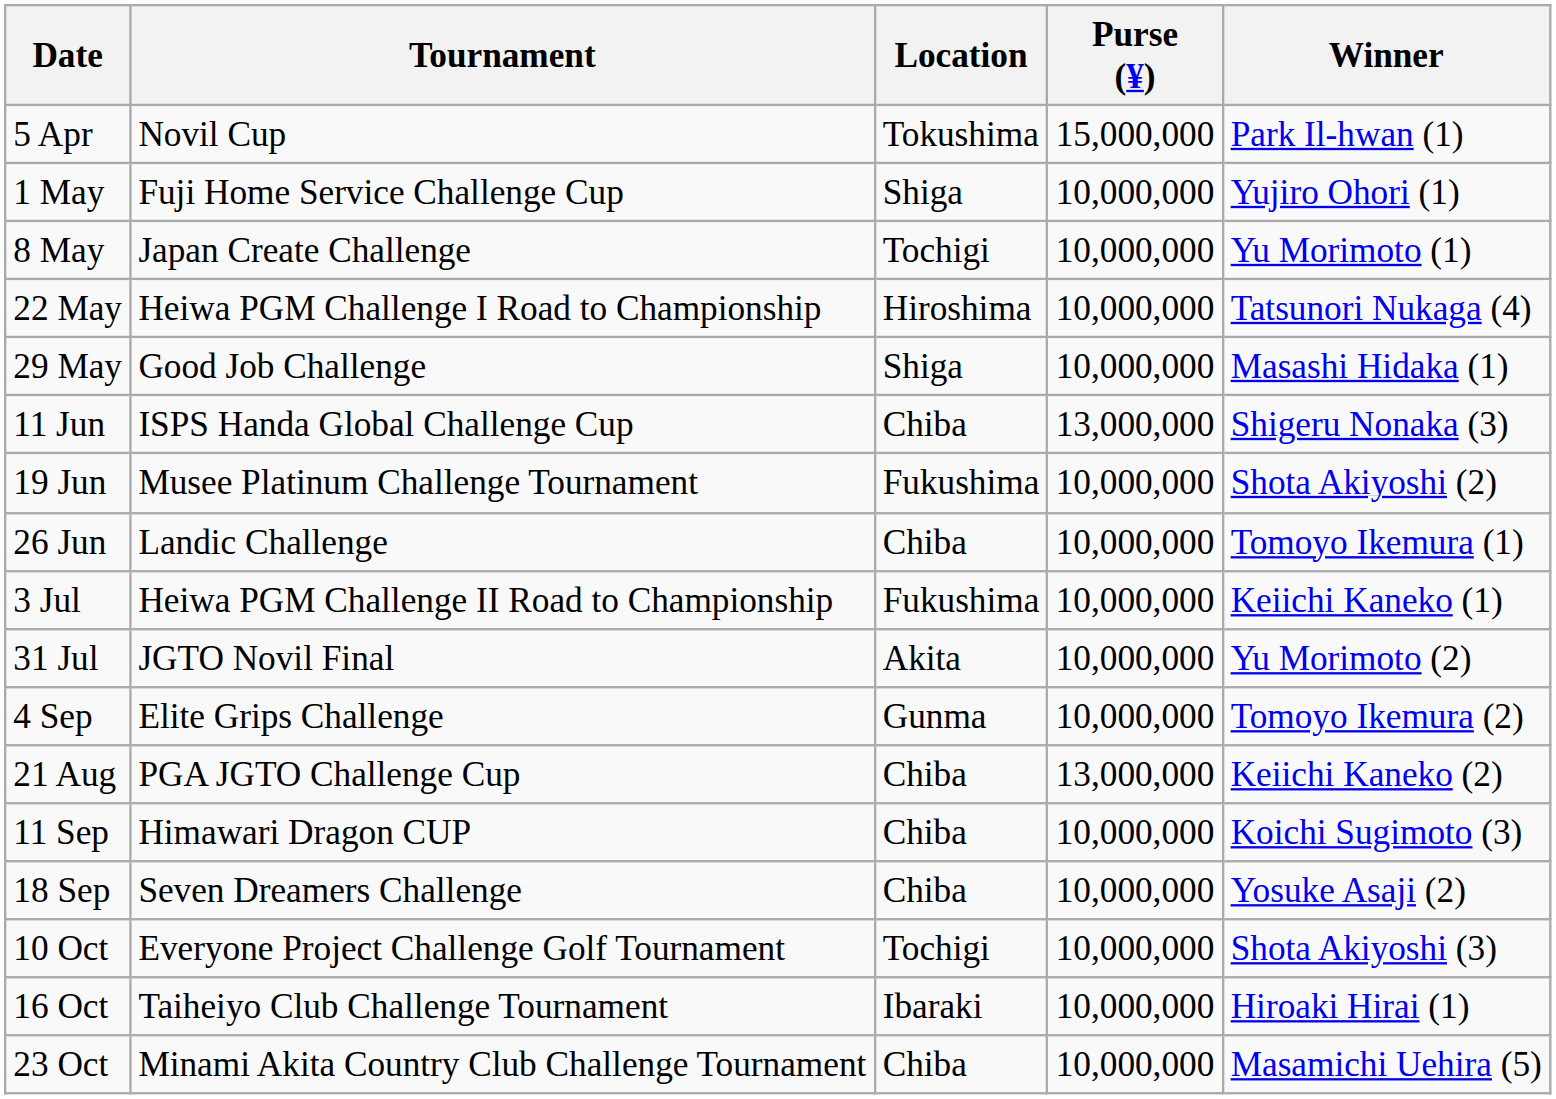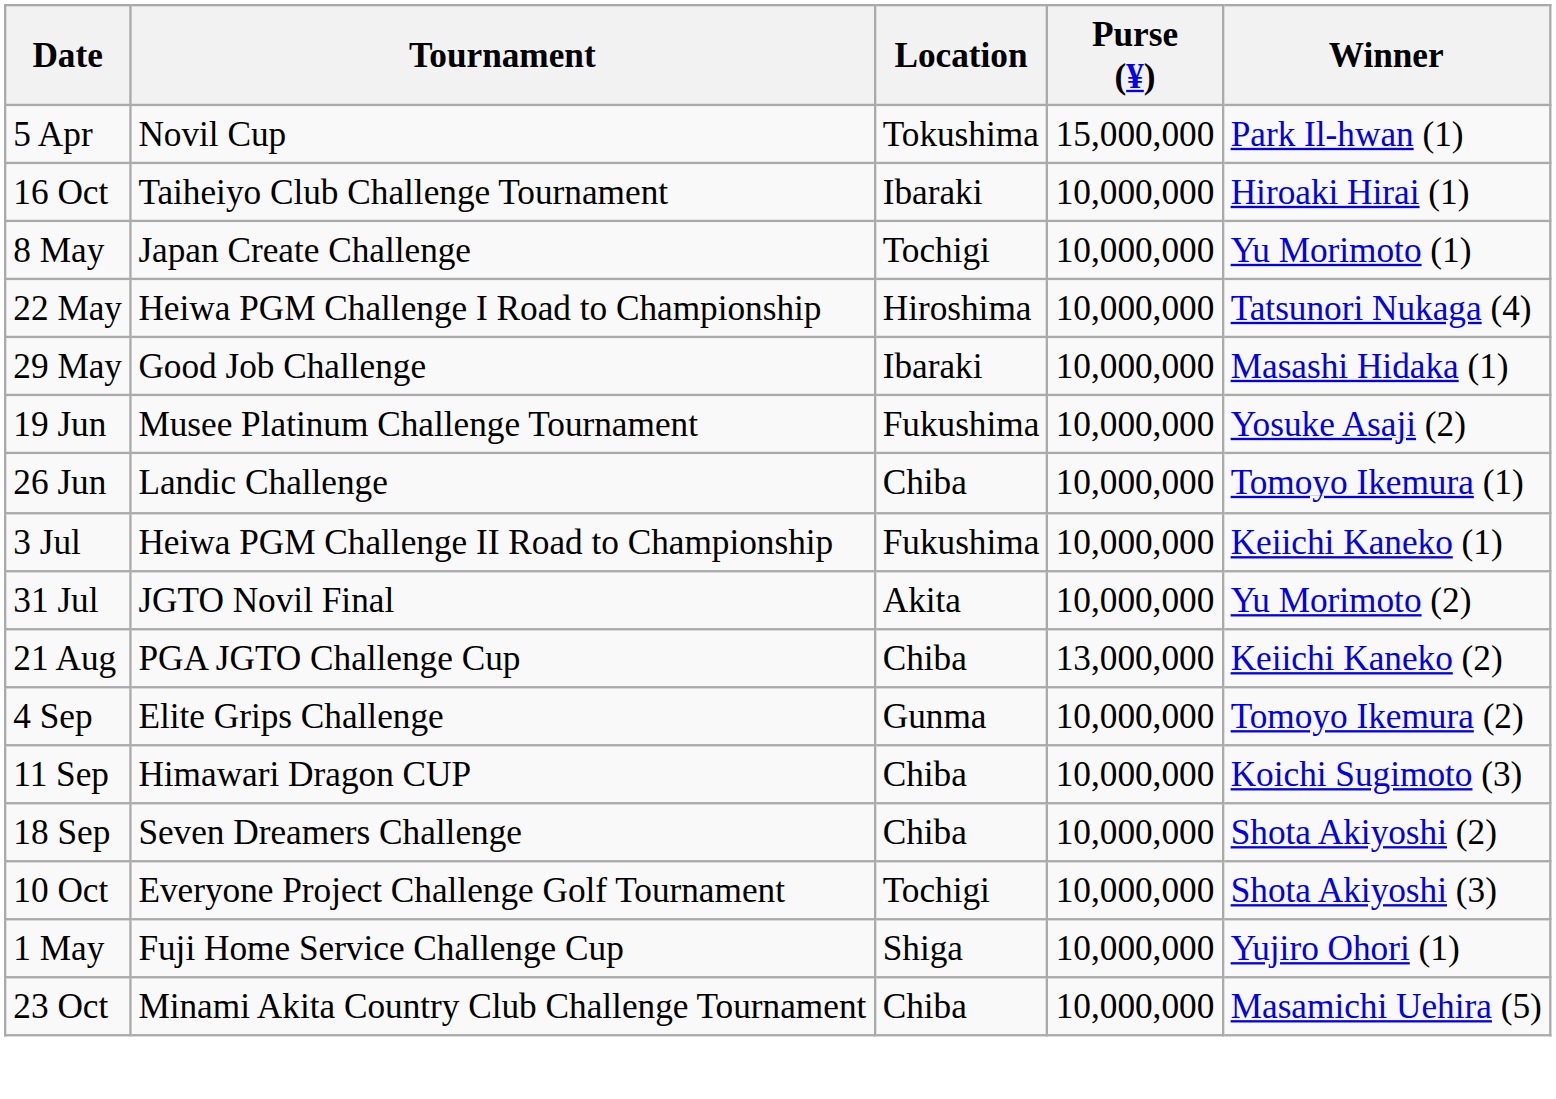rows swapped: (59, 191) <-> (61, 1005)
(923, 366) Shiga -> (933, 366) Ibaraki
- row: (59, 424)
(1364, 482) Shota Akiyoshi (2) -> (1348, 424) Yosuke Asaji (2)
rows swapped: (65, 773) <-> (53, 715)
(1348, 889) Yosuke Asaji (2) -> (1364, 831) Shota Akiyoshi (2)
